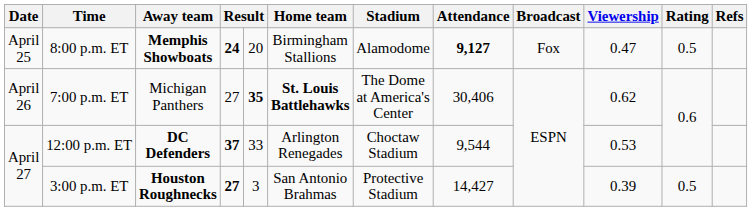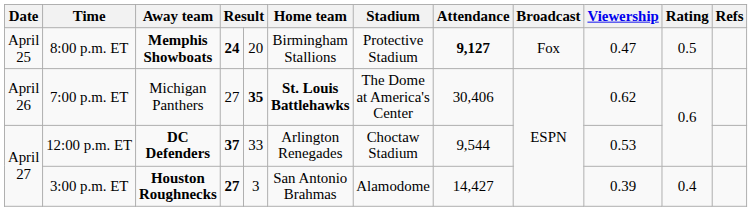(393, 48) Alamodome -> (393, 48) Protective Stadium
(393, 186) Protective Stadium -> (393, 186) Alamodome
(687, 186) 0.5 -> (687, 186) 0.4
